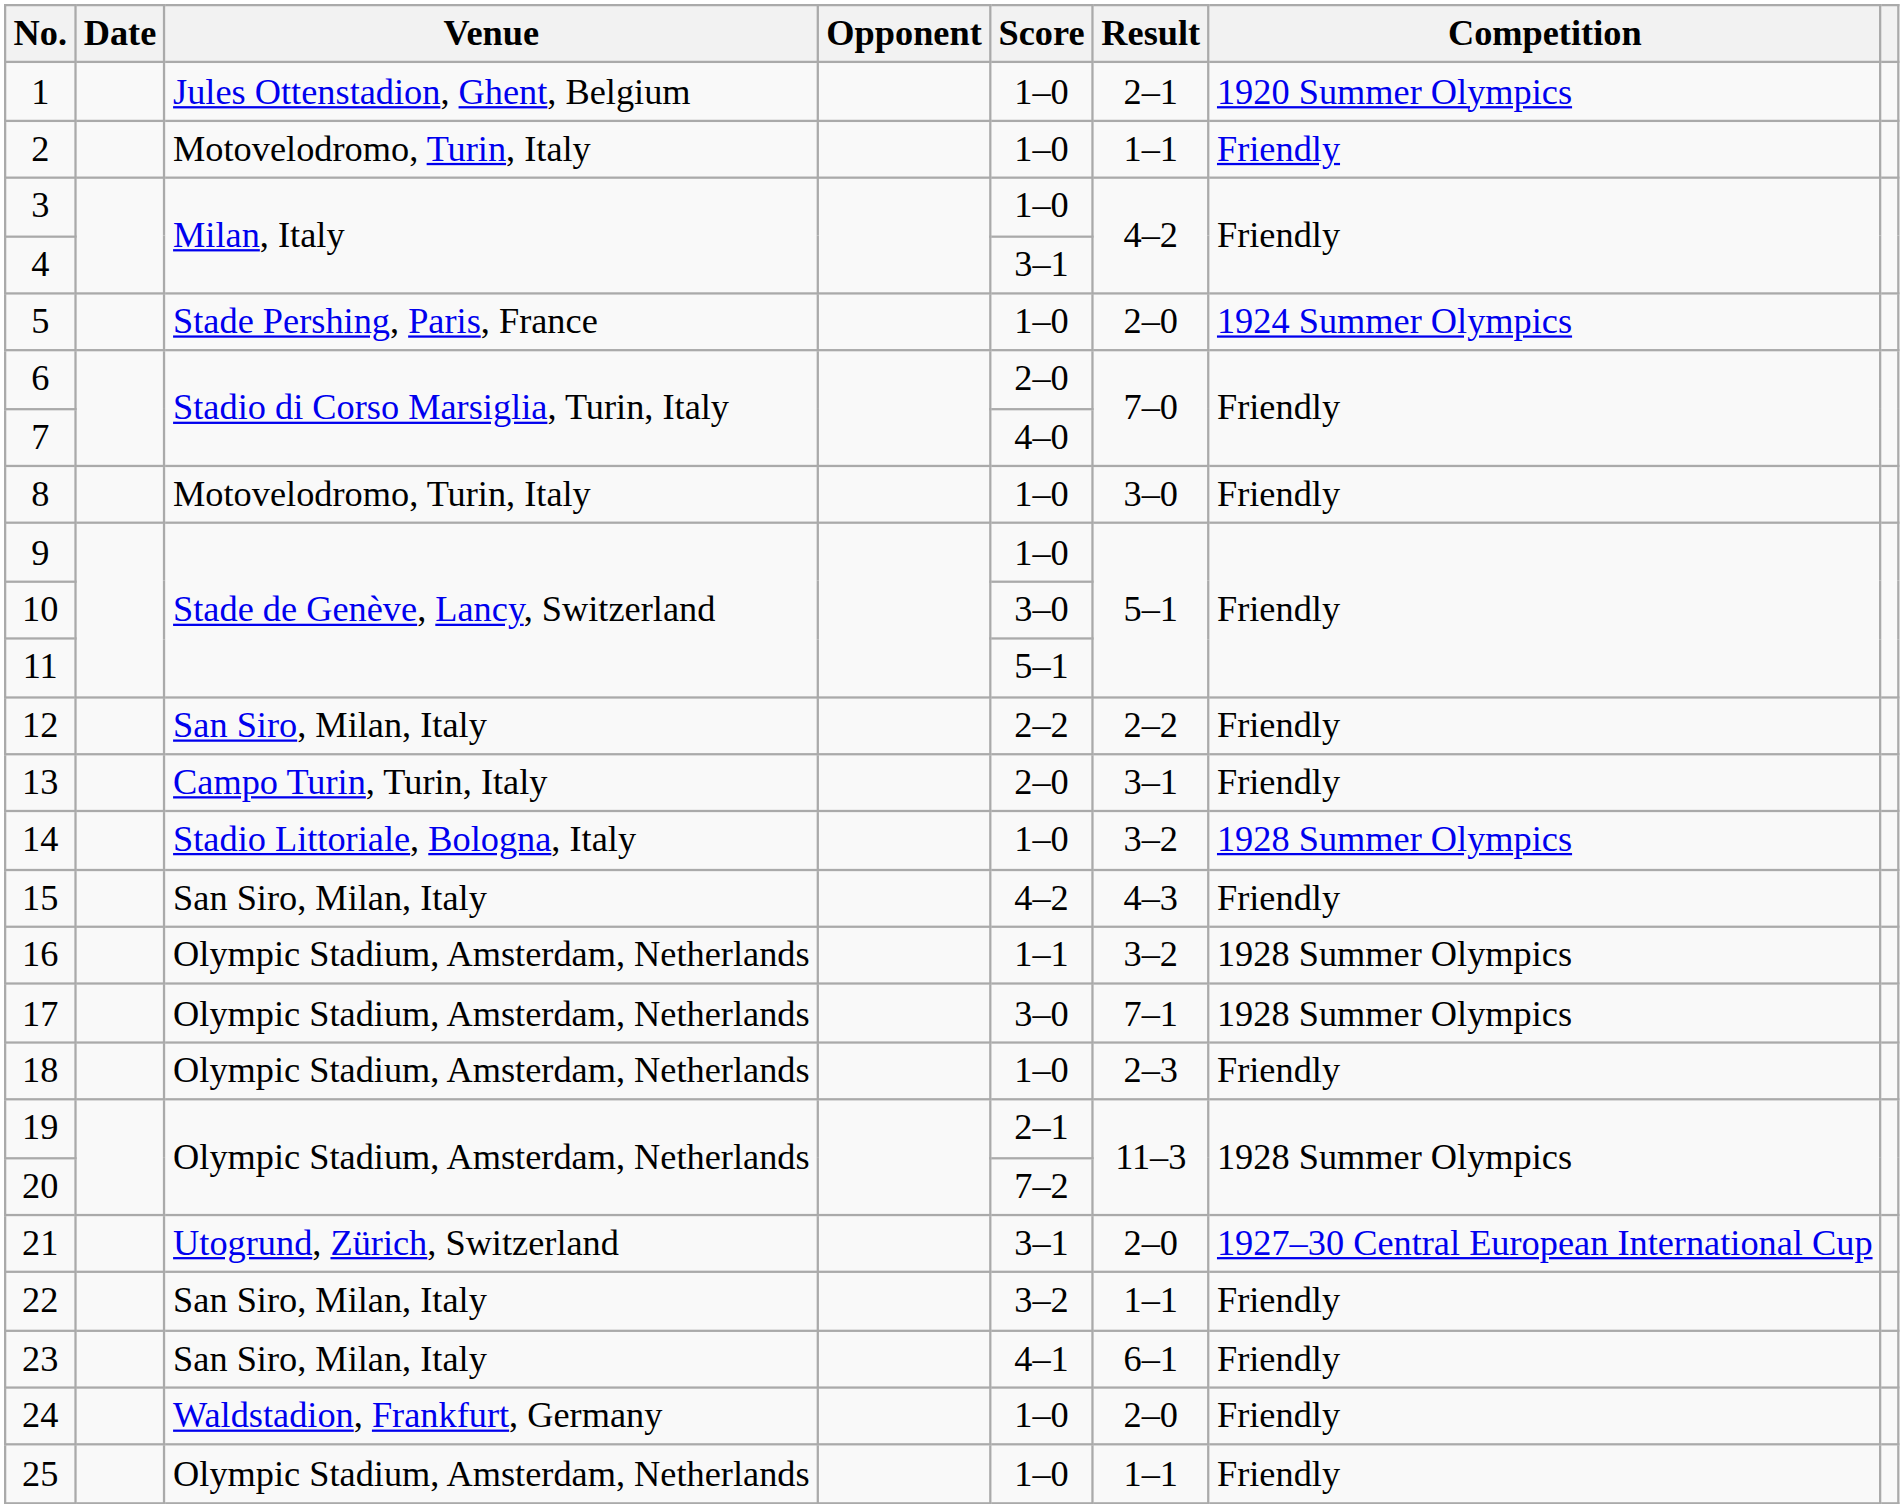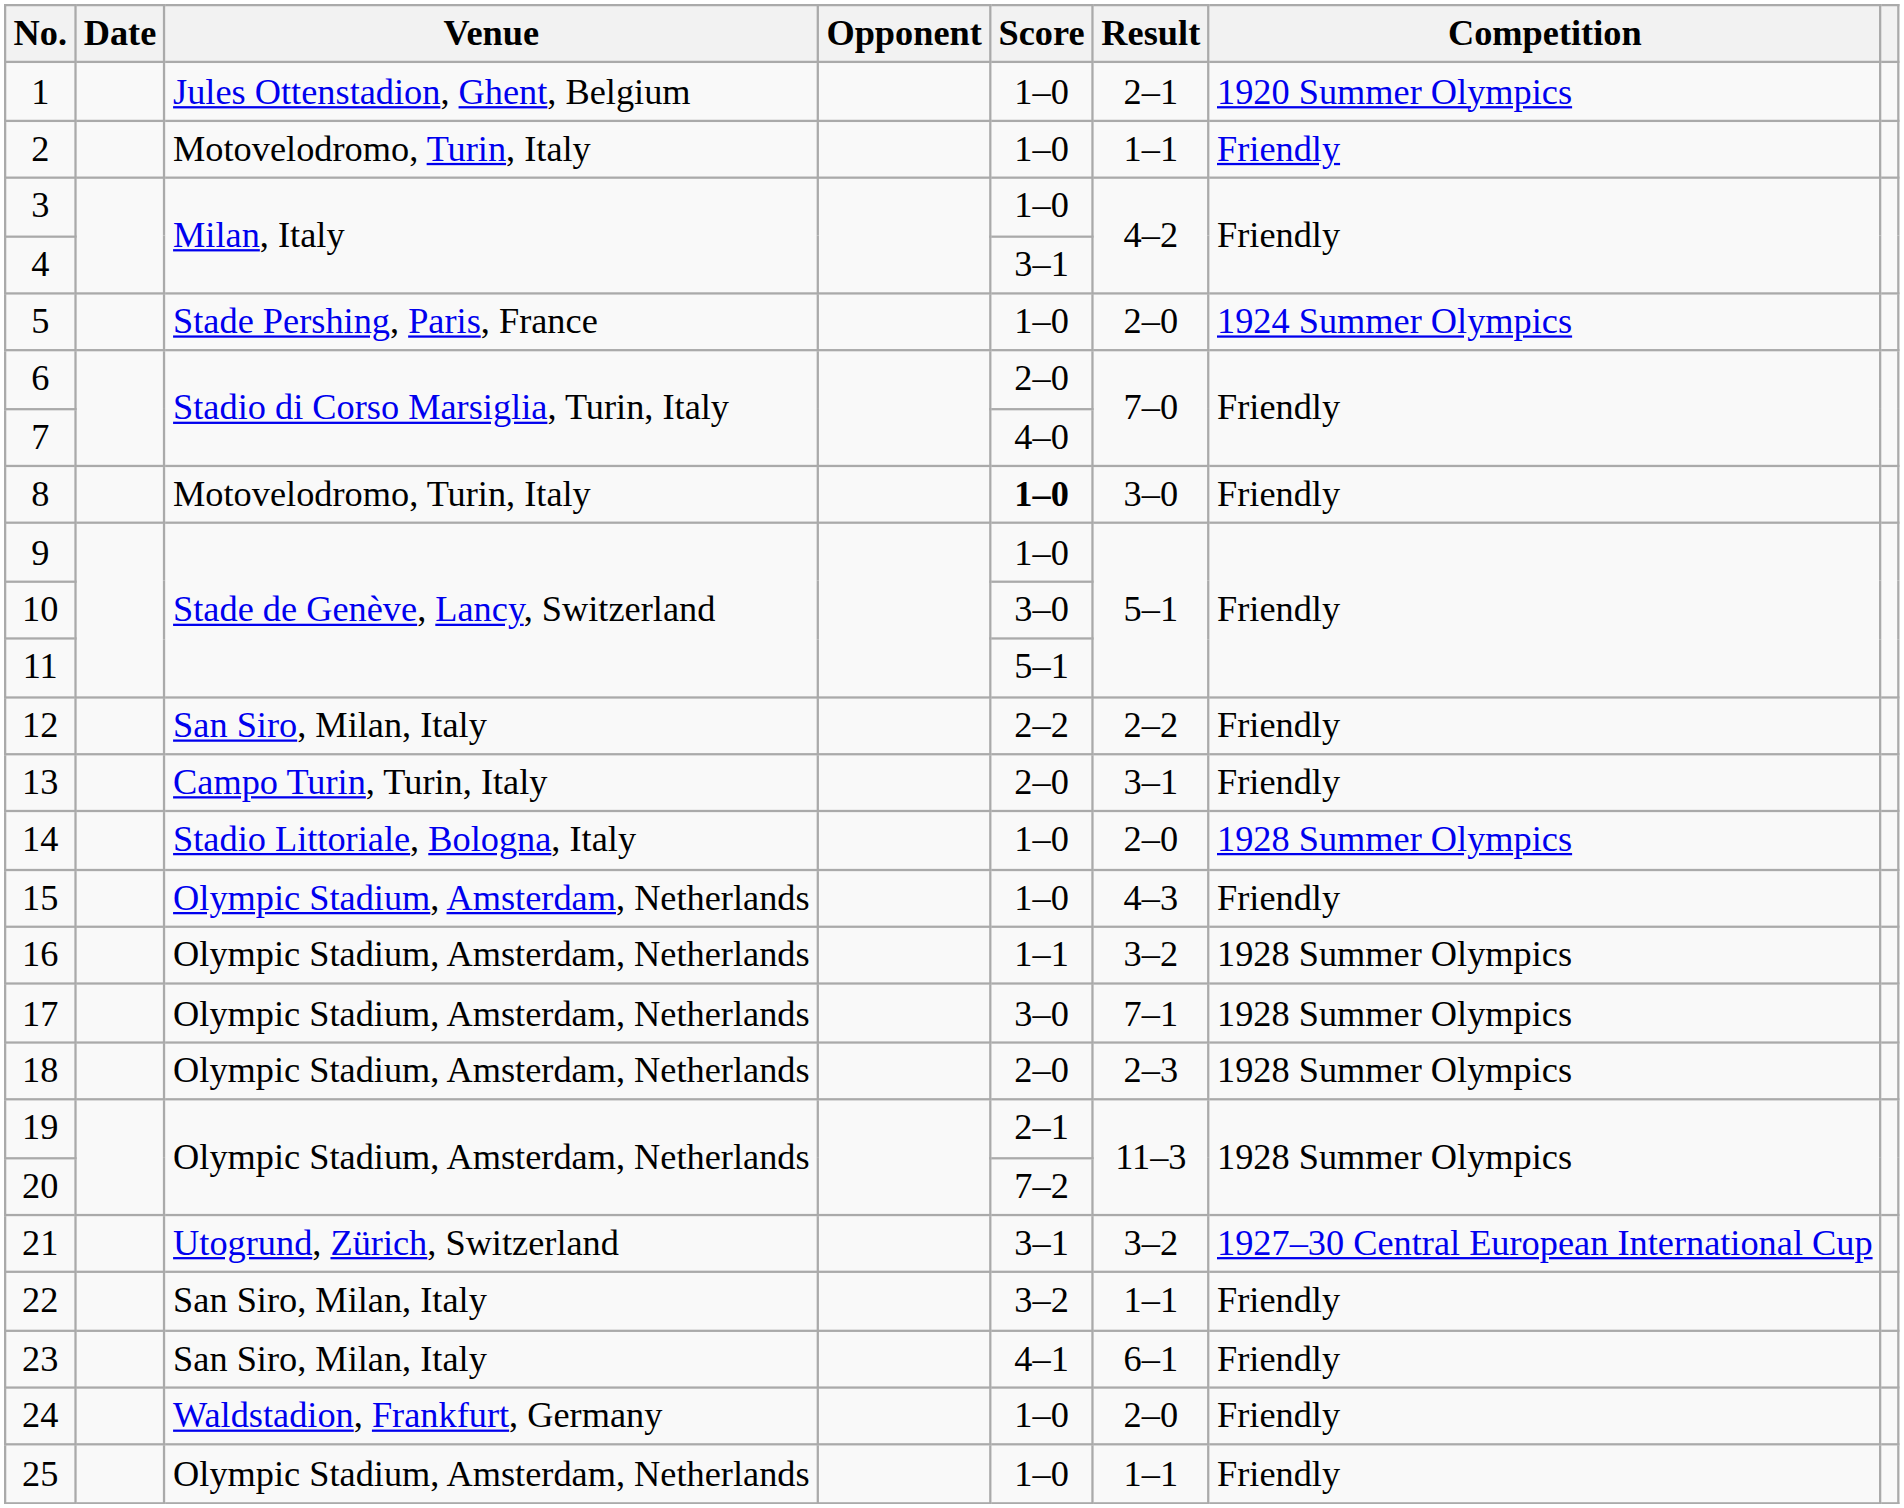(1042, 494) normal -> (1042, 494) bold
(1151, 839) 3–2 -> (1151, 839) 2–0
(330, 897) San Siro, Milan, Italy -> (491, 897) Olympic Stadium, Amsterdam, Netherlands
(1042, 897) 4–2 -> (1042, 897) 1–0
(1042, 1070) 1–0 -> (1042, 1070) 2–0
(1278, 1070) Friendly -> (1395, 1070) 1928 Summer Olympics
(1151, 1242) 2–0 -> (1151, 1242) 3–2
